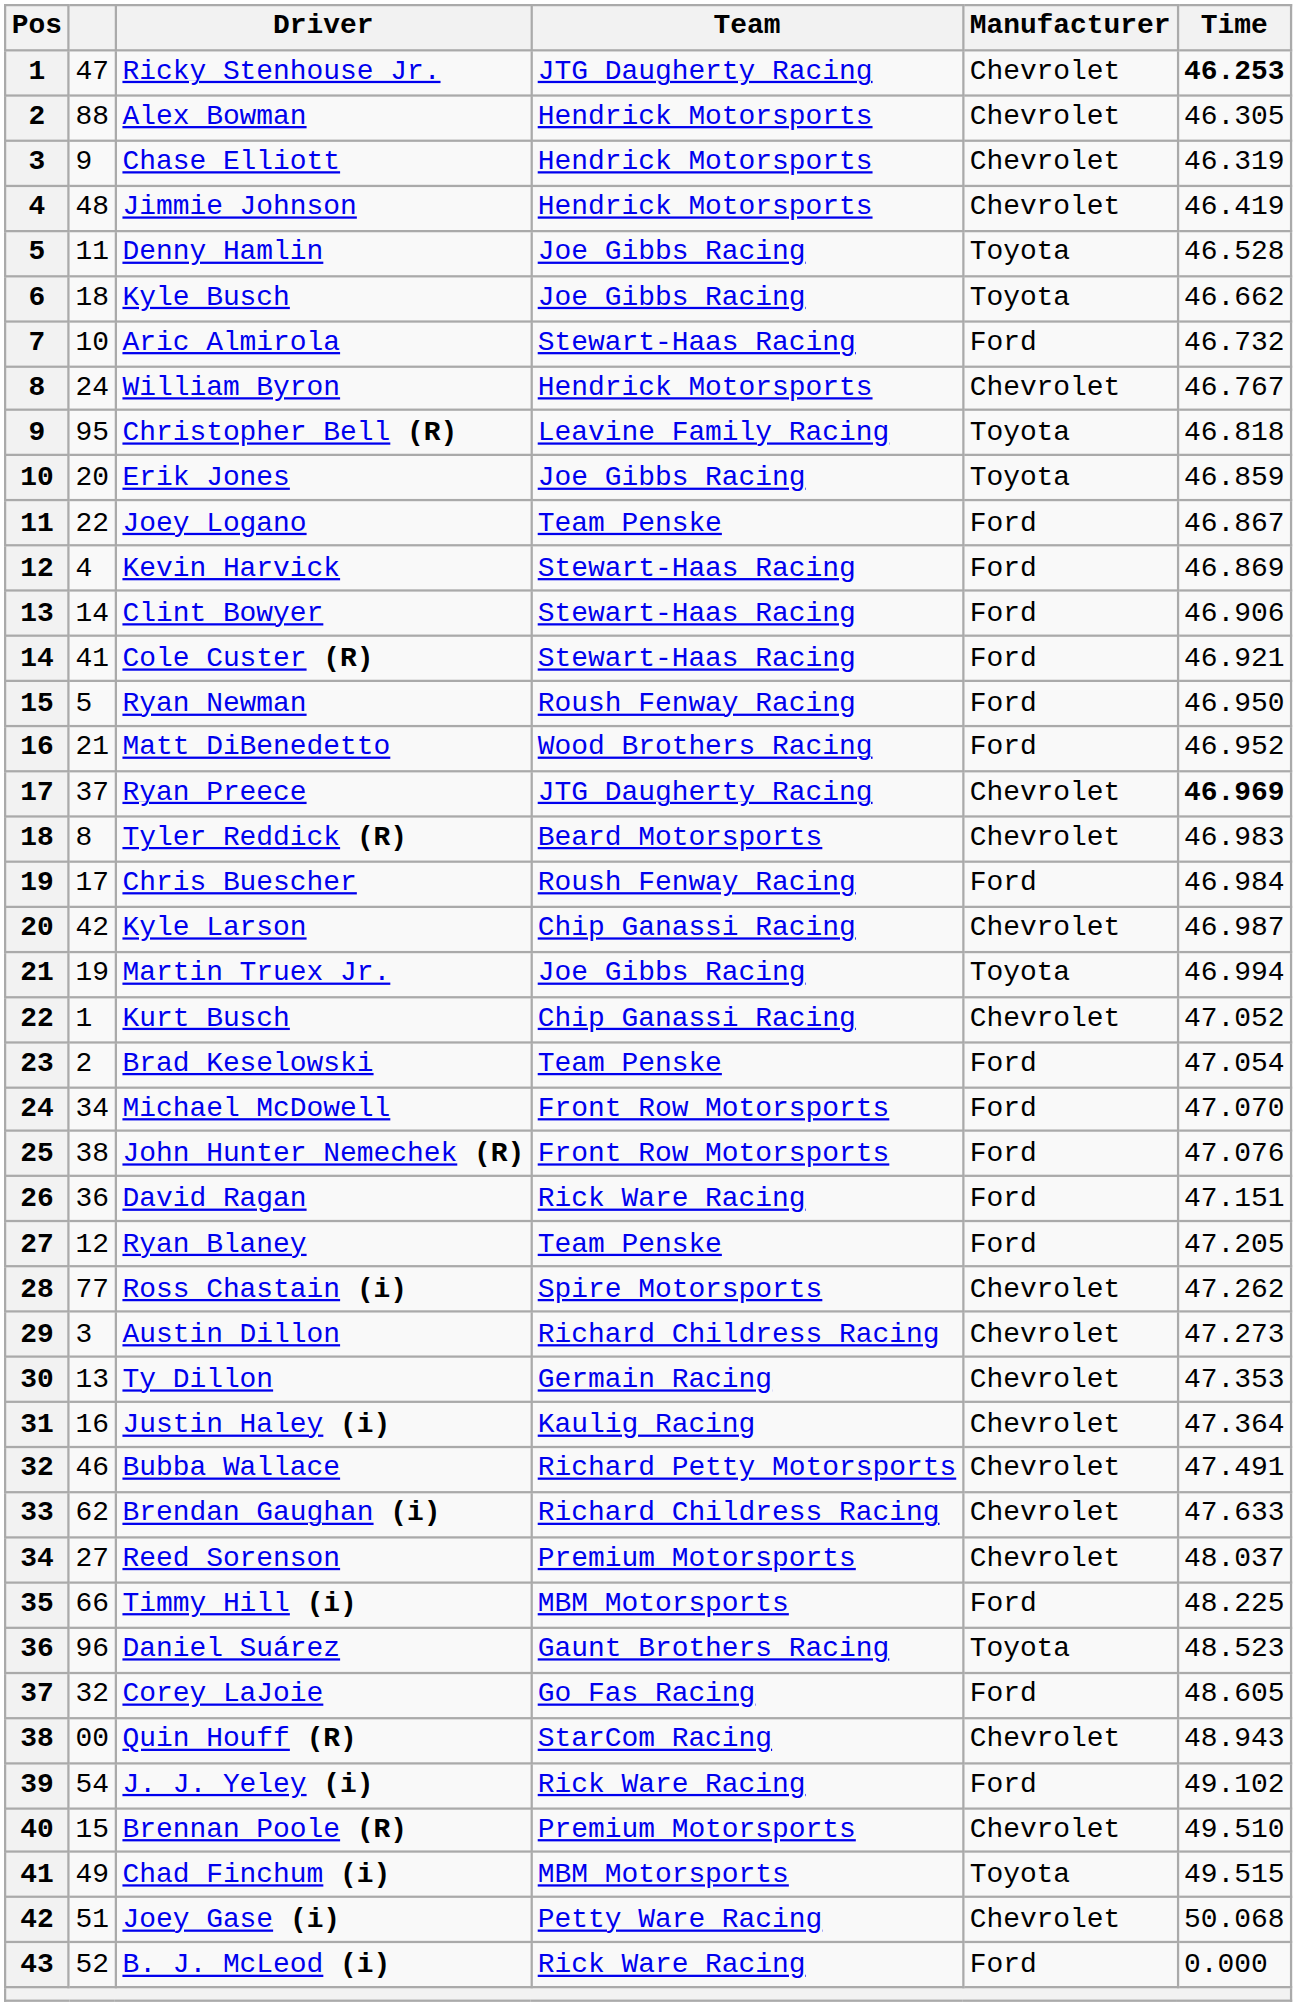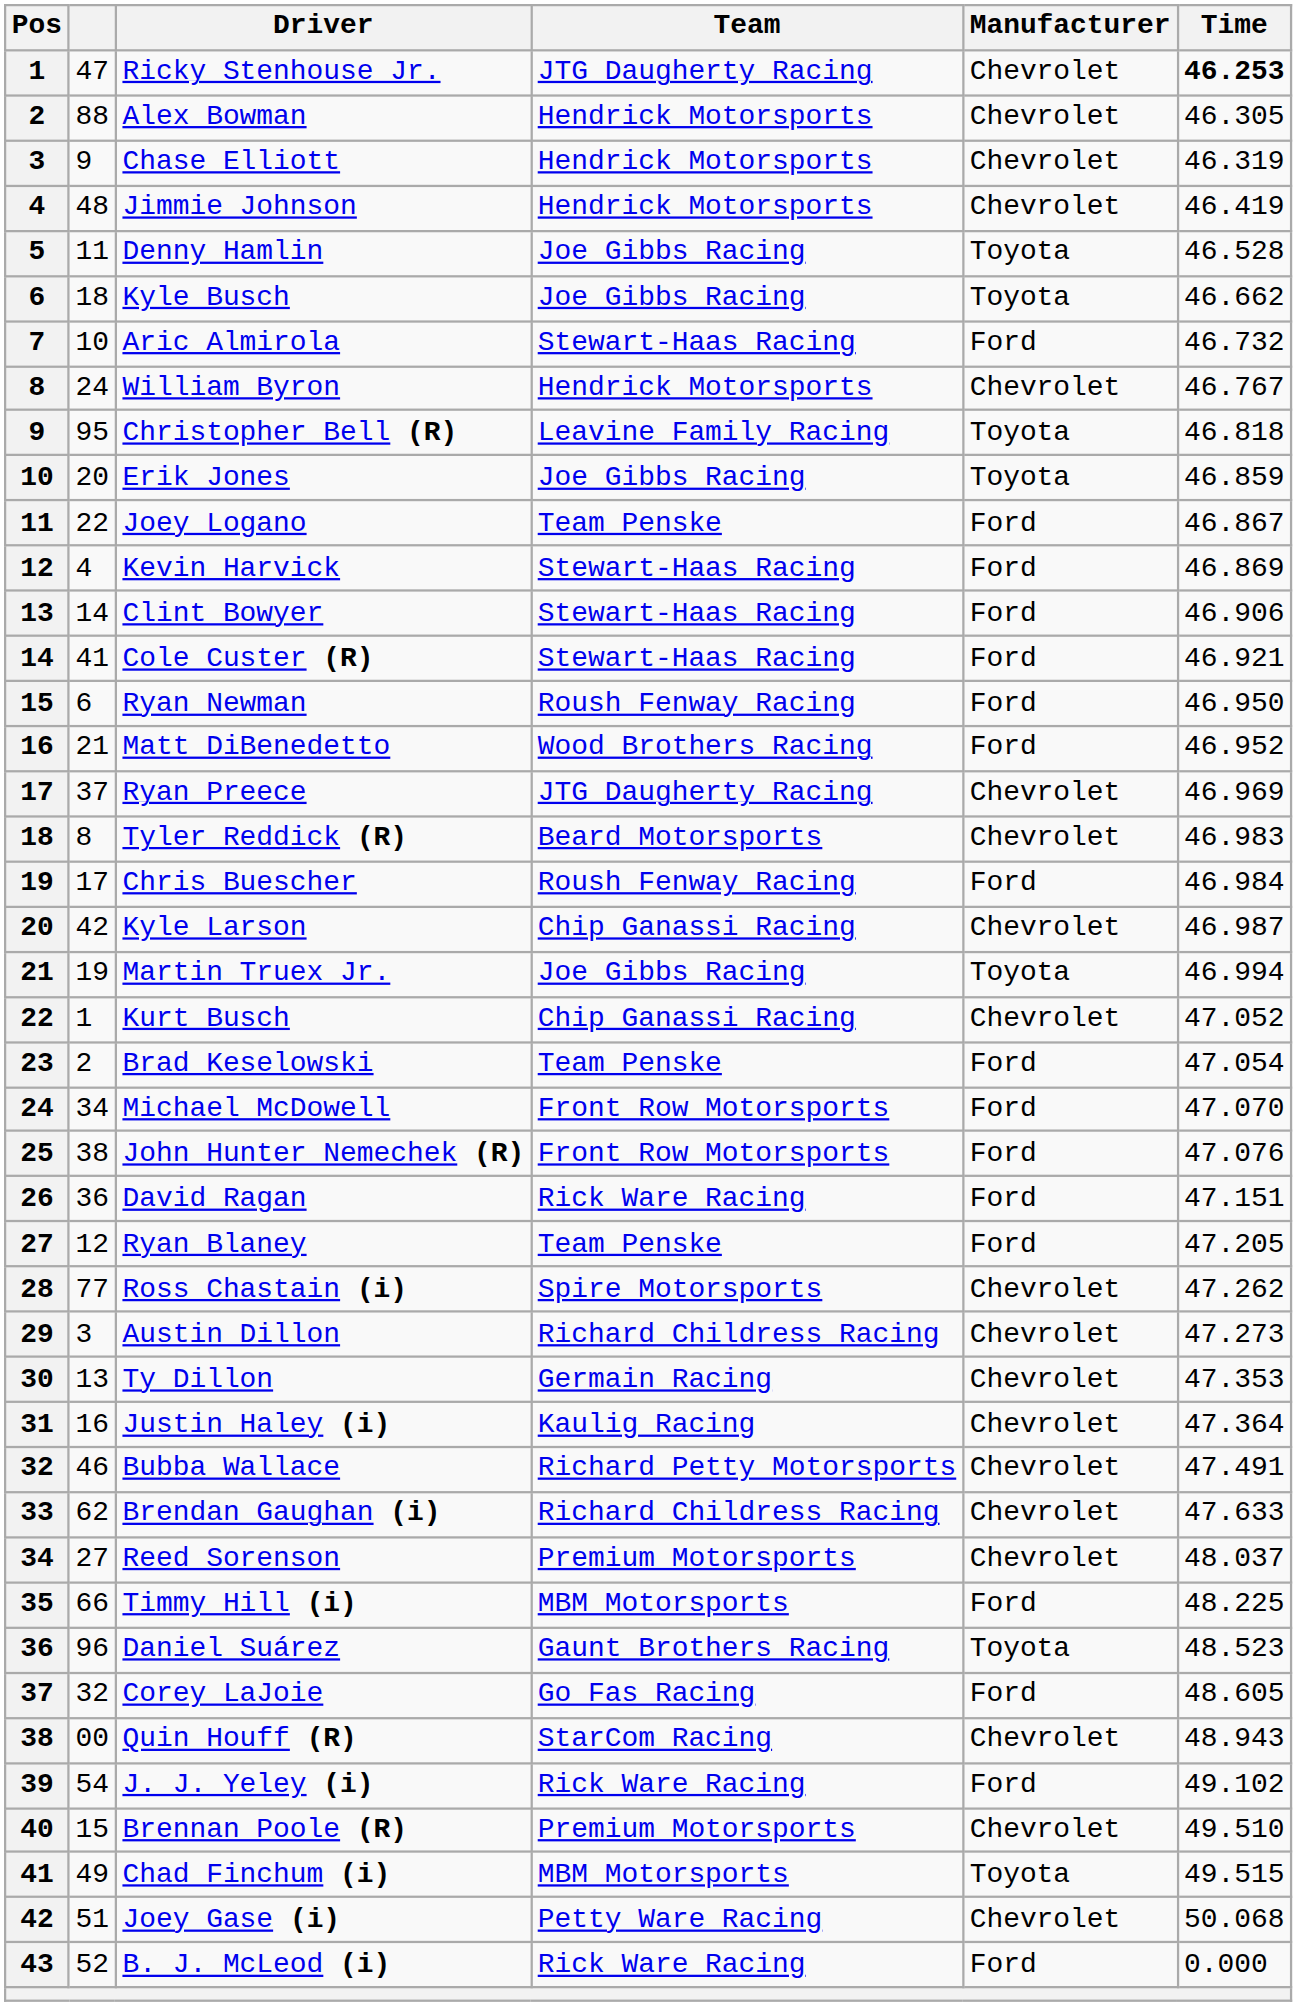(84, 704) 5 -> (84, 704) 6
(1234, 794) bold -> (1234, 794) normal
